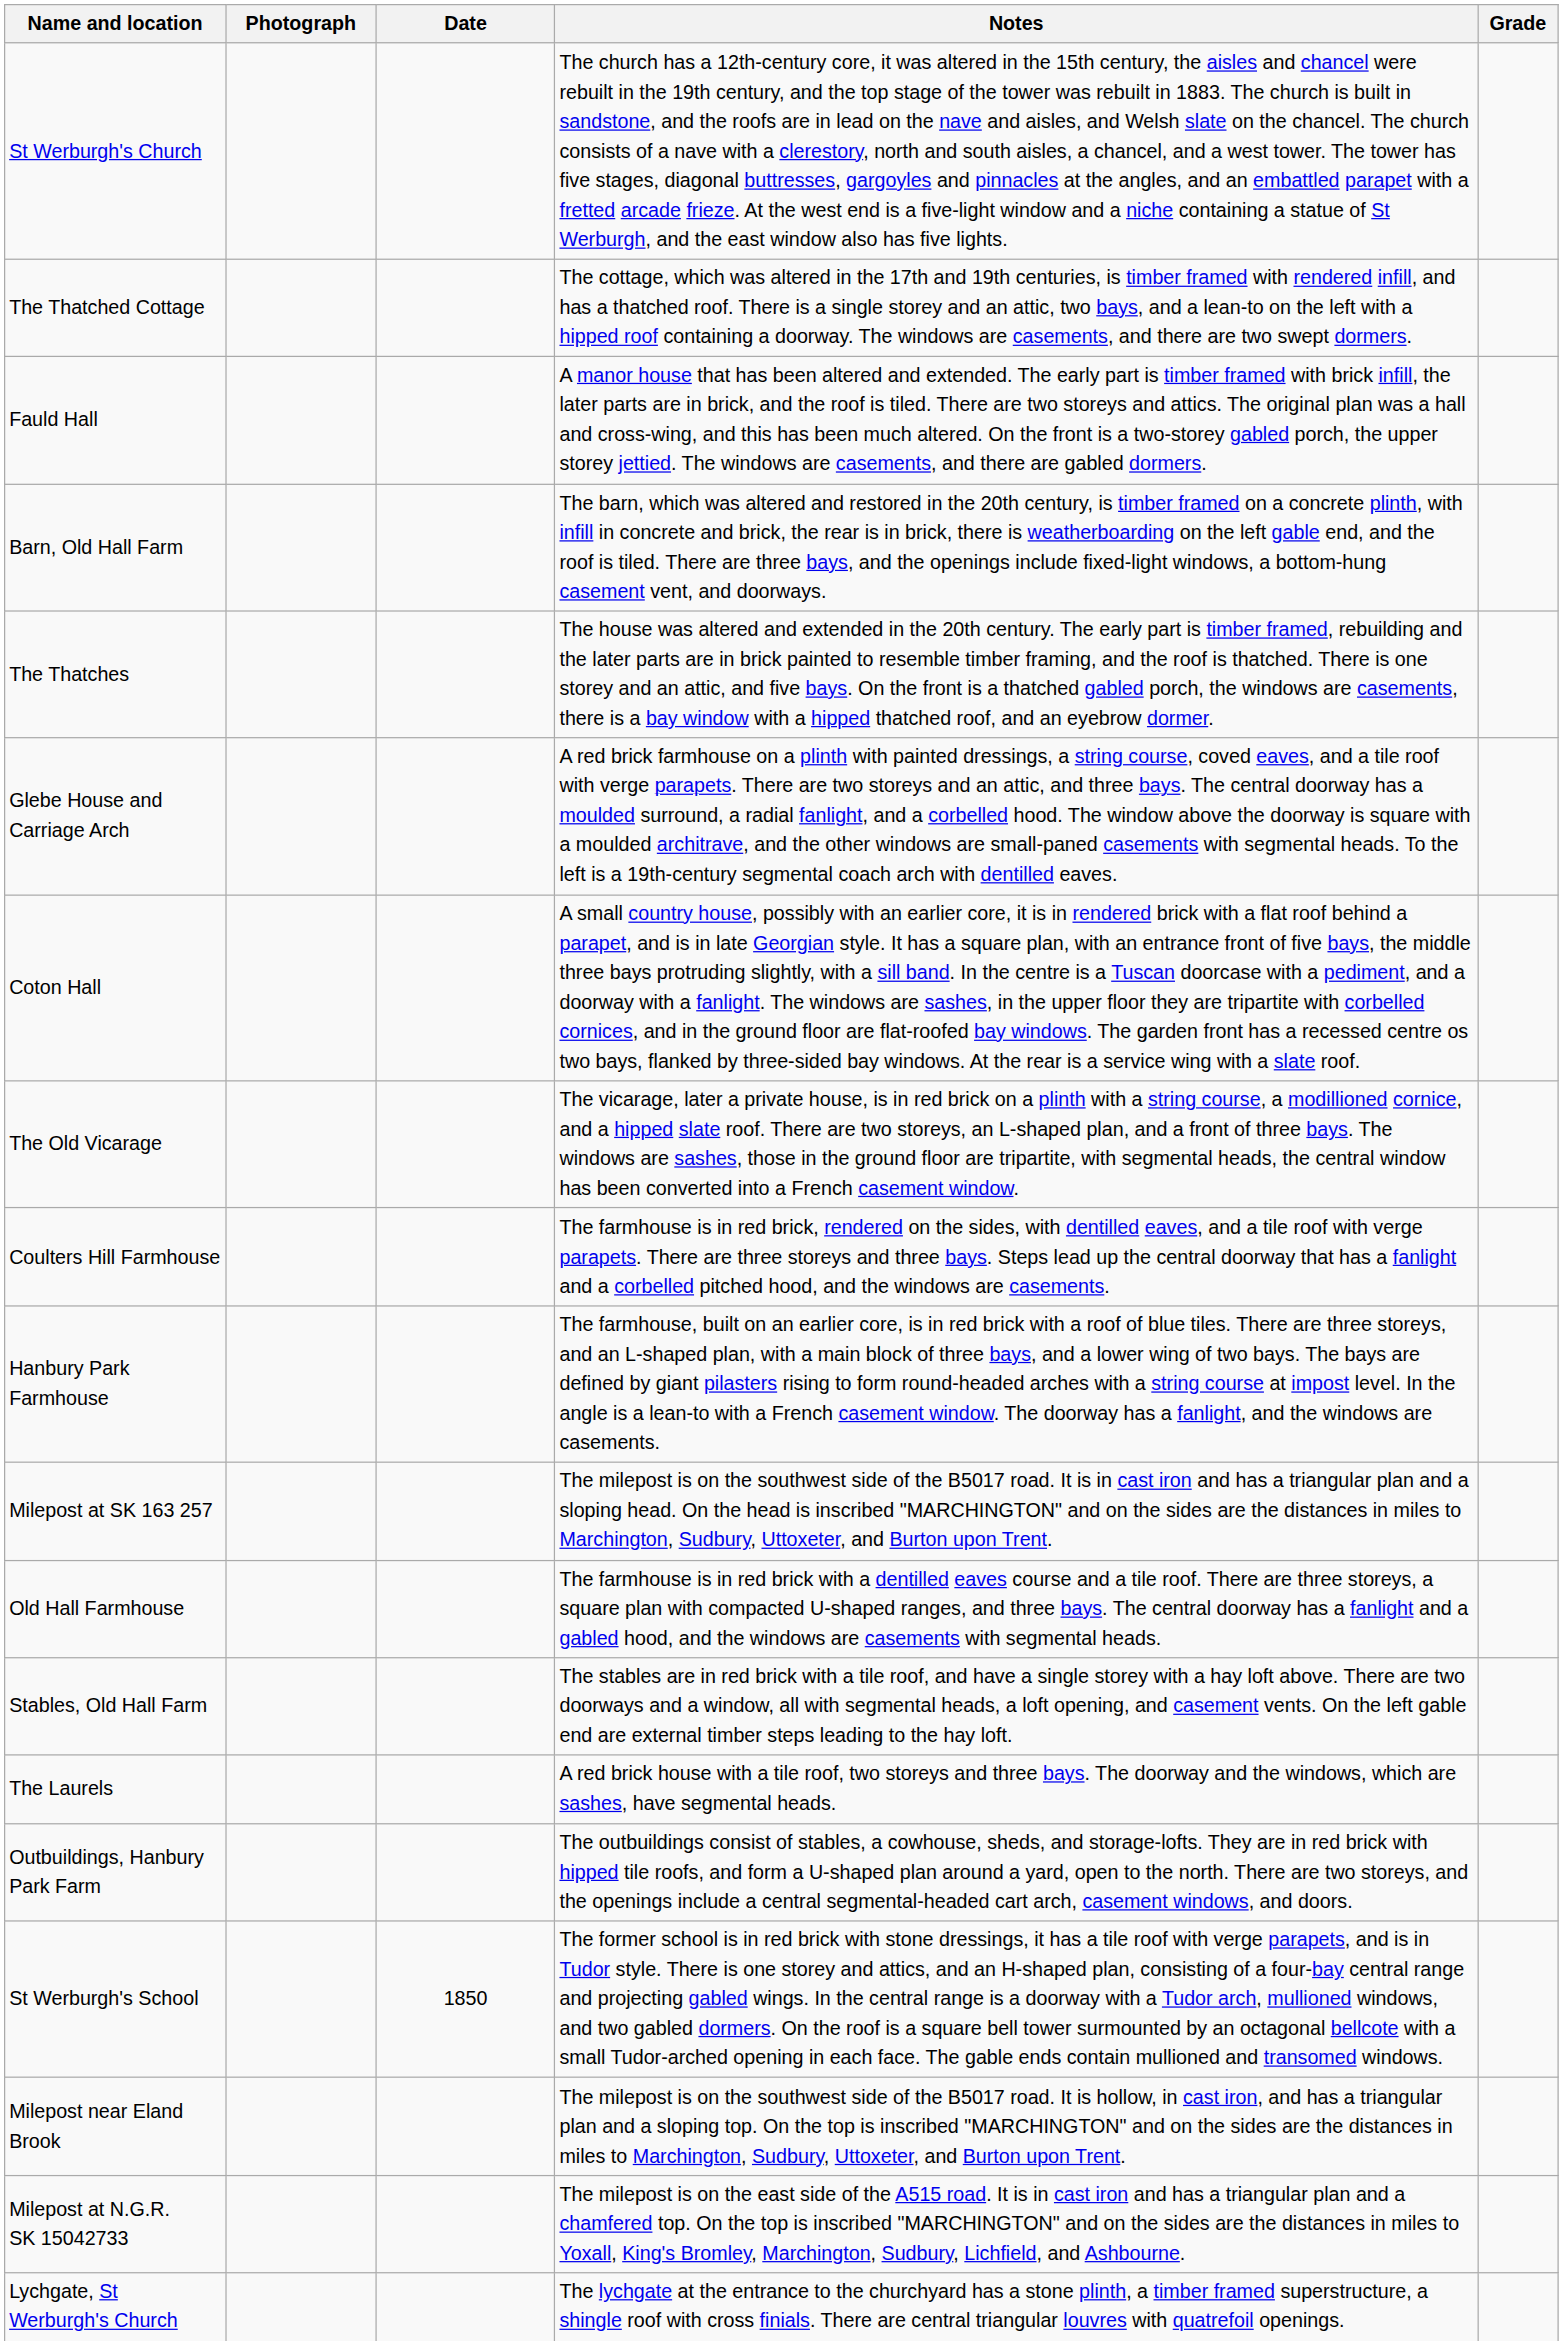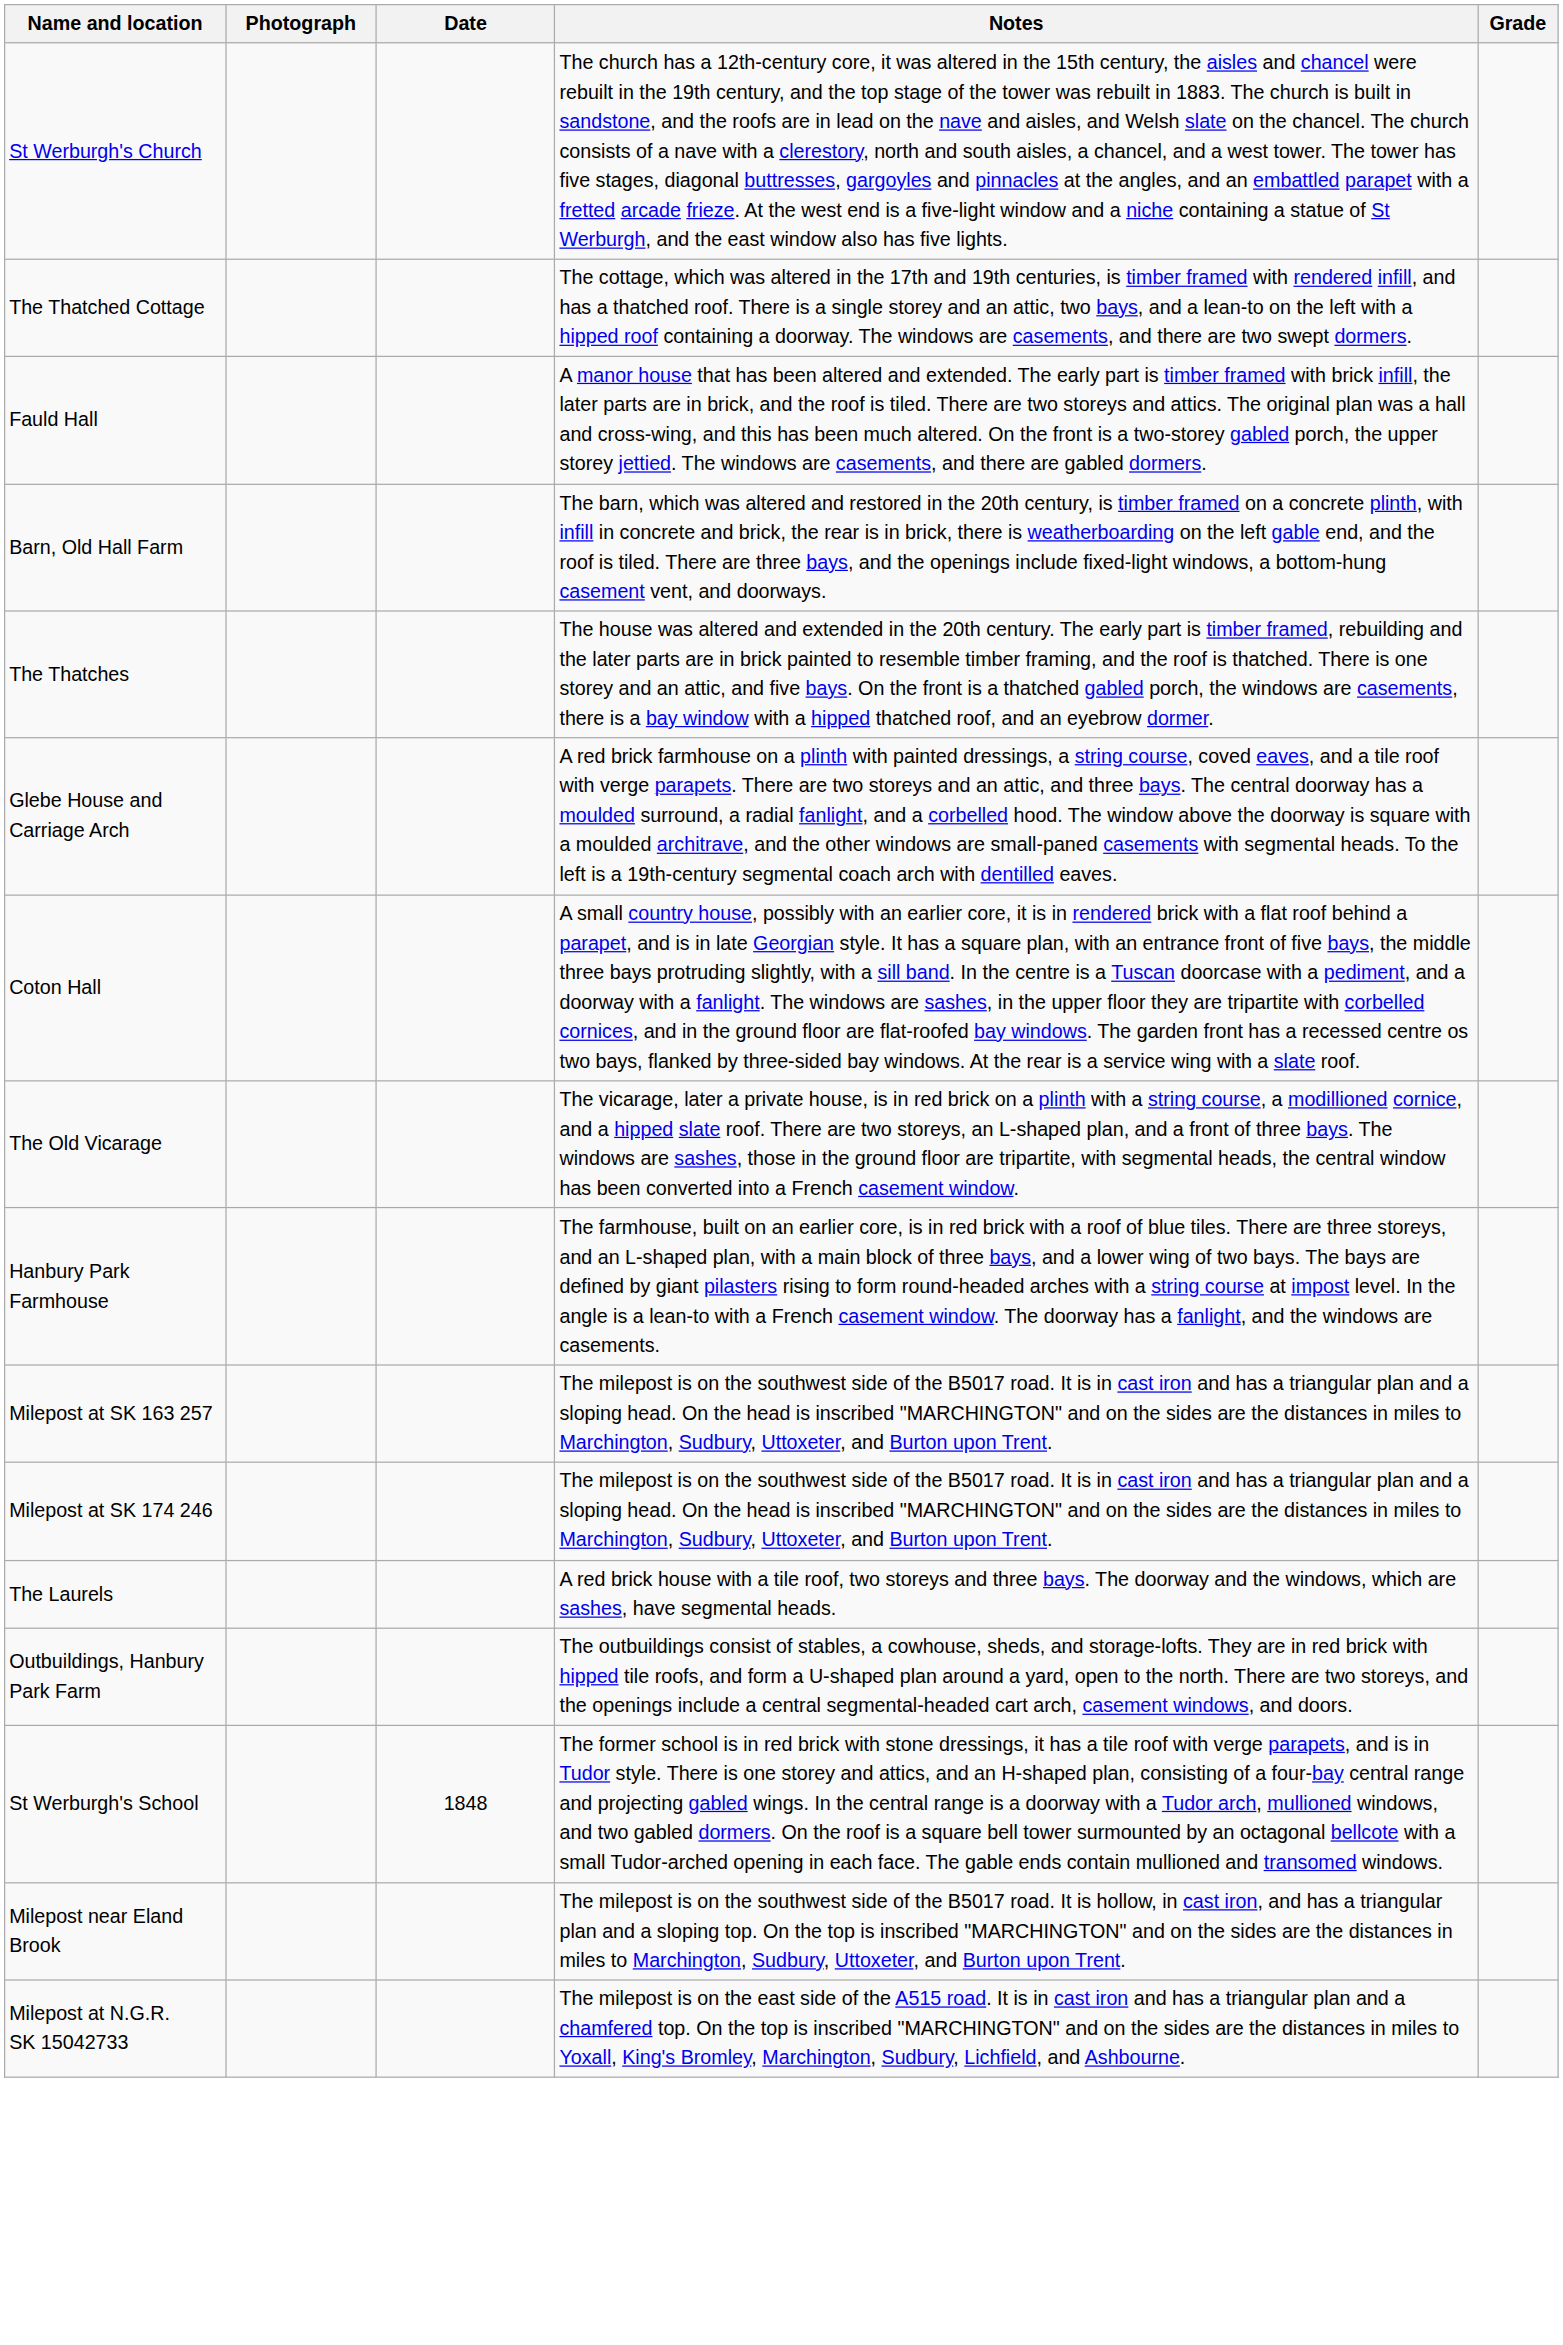- row: (115, 1256)
+ row: (111, 1511)
- row: (97, 1608)
- row: (108, 1706)
(466, 1999) 1850 -> (466, 1803) 1848
- row: (93, 2306)
